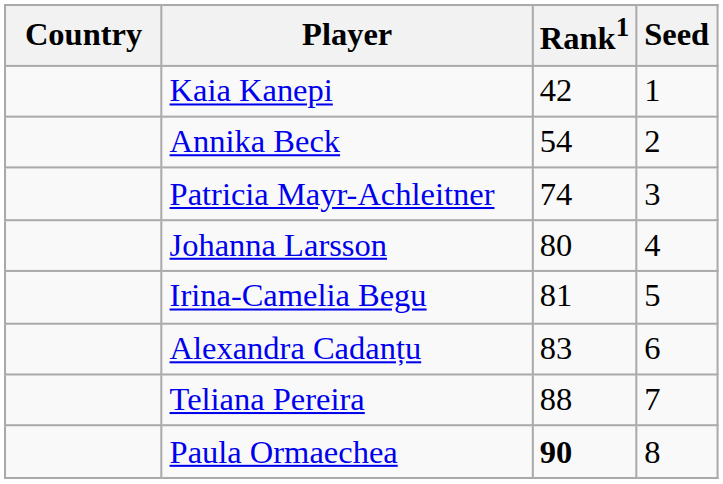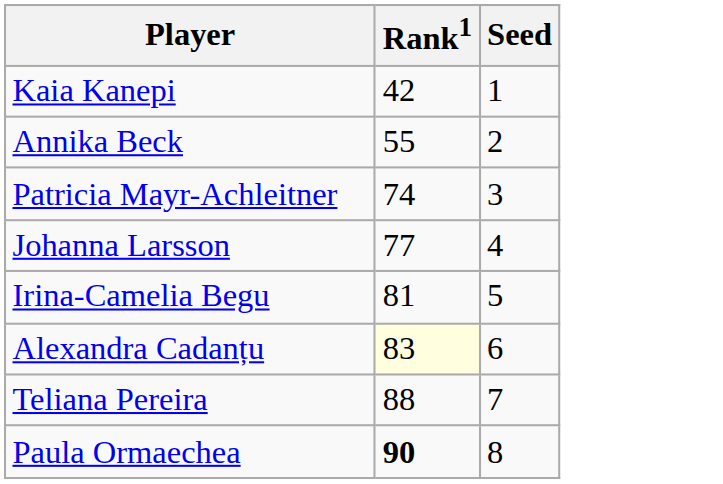- column: (84, 34)
(556, 142) 54 -> (399, 142) 55
(556, 245) 80 -> (399, 245) 77
(556, 348) no background -> (399, 348) lightyellow background
